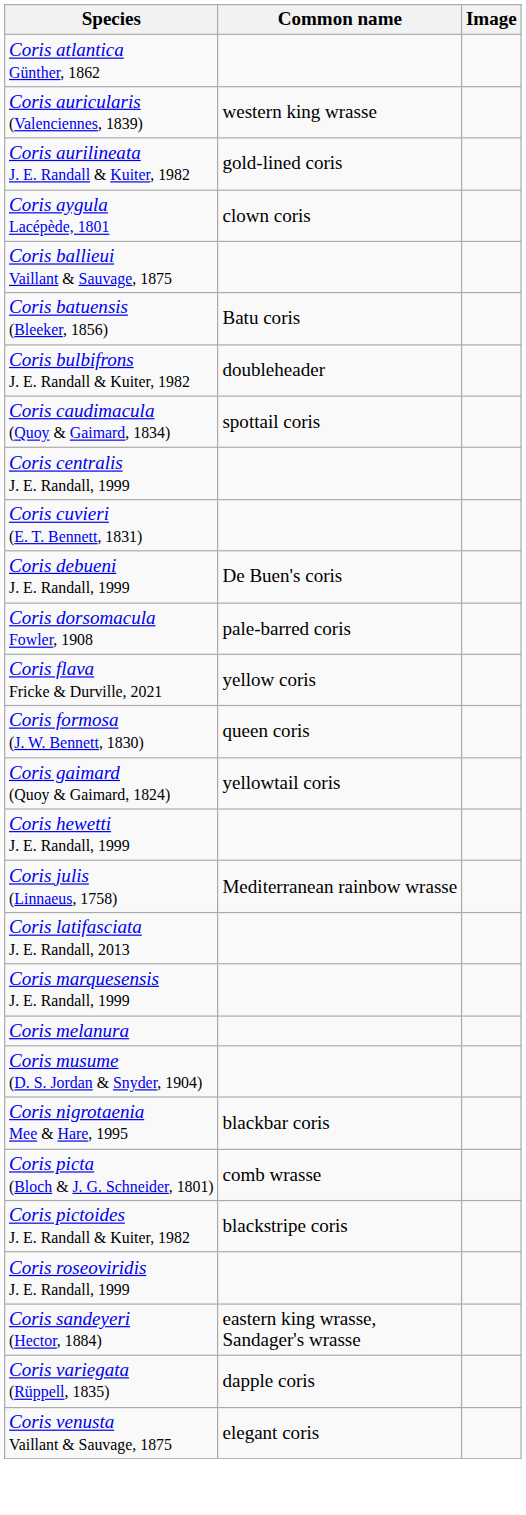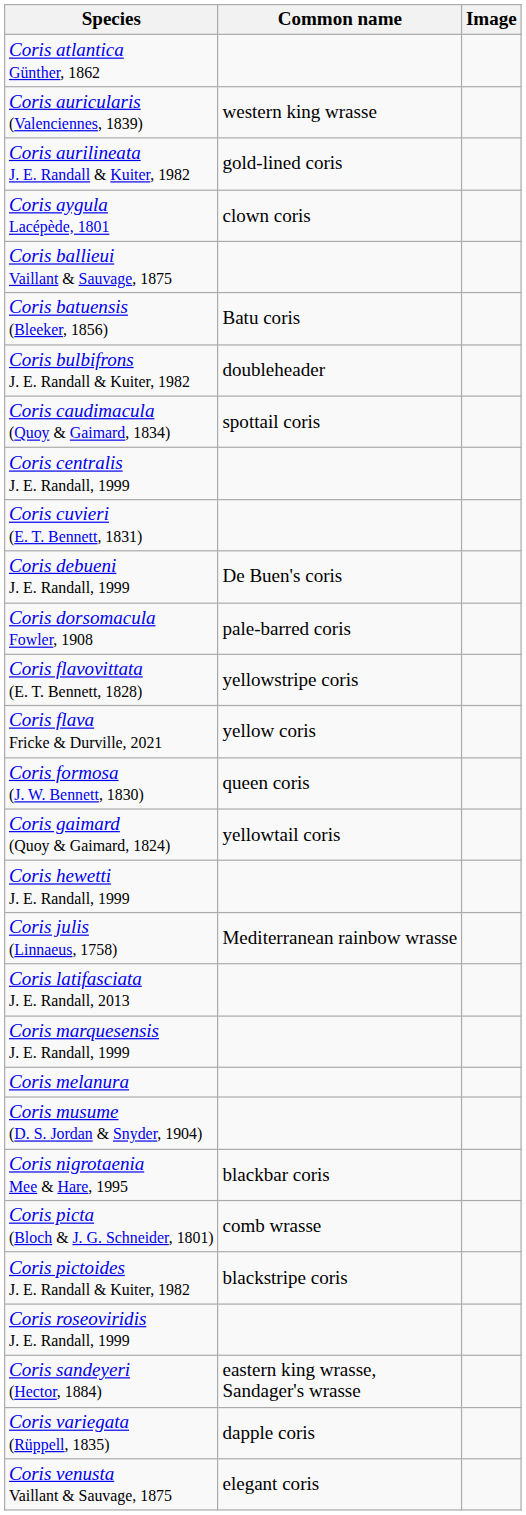+ row: (76, 679)
